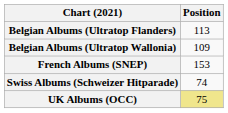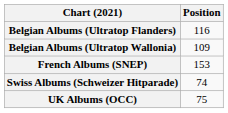(202, 30) 113 -> (202, 30) 116
(202, 99) khaki background -> (202, 99) no background
